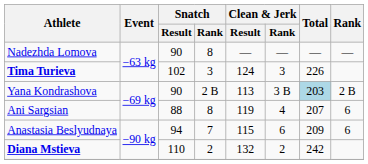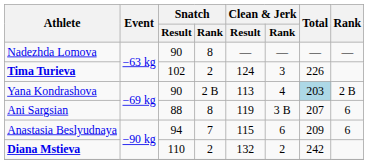(210, 72) 3 -> (210, 72) 2
(282, 91) 3 B -> (282, 91) 4
(282, 110) 4 -> (282, 110) 3 B
